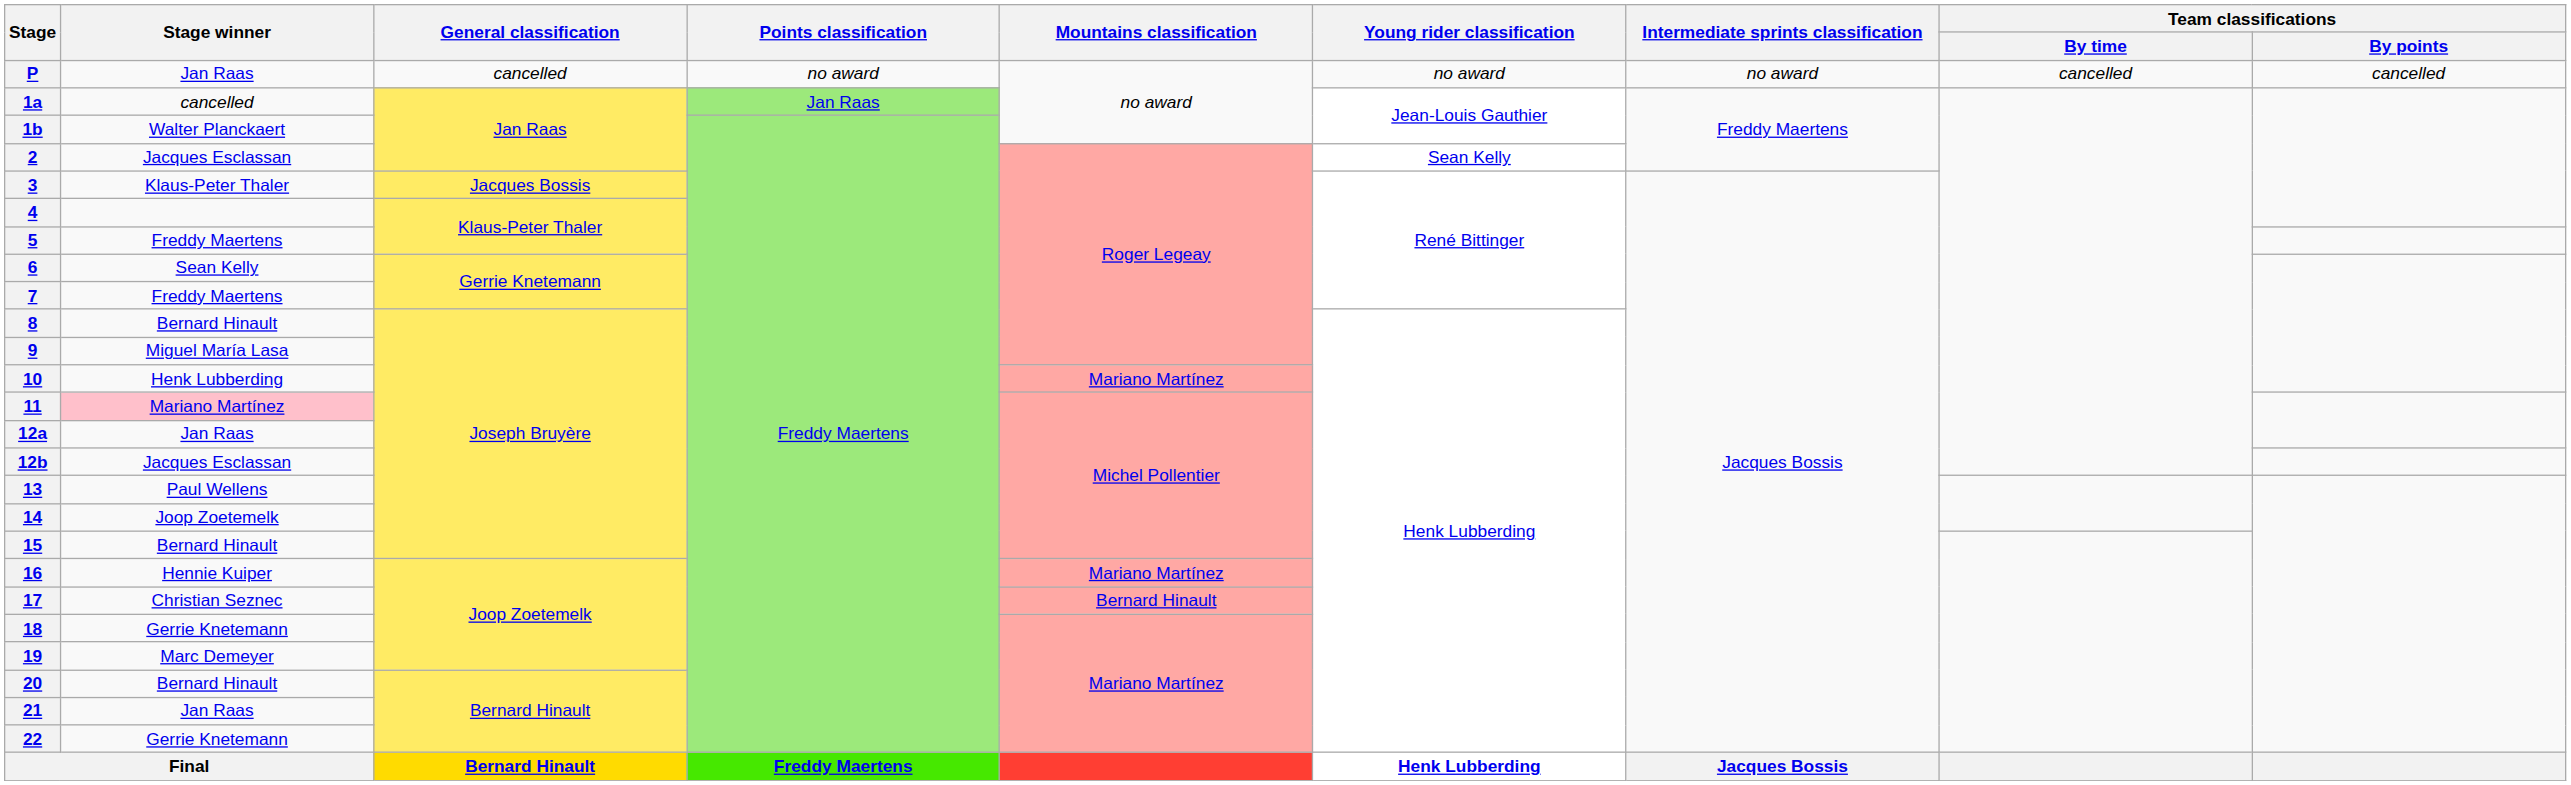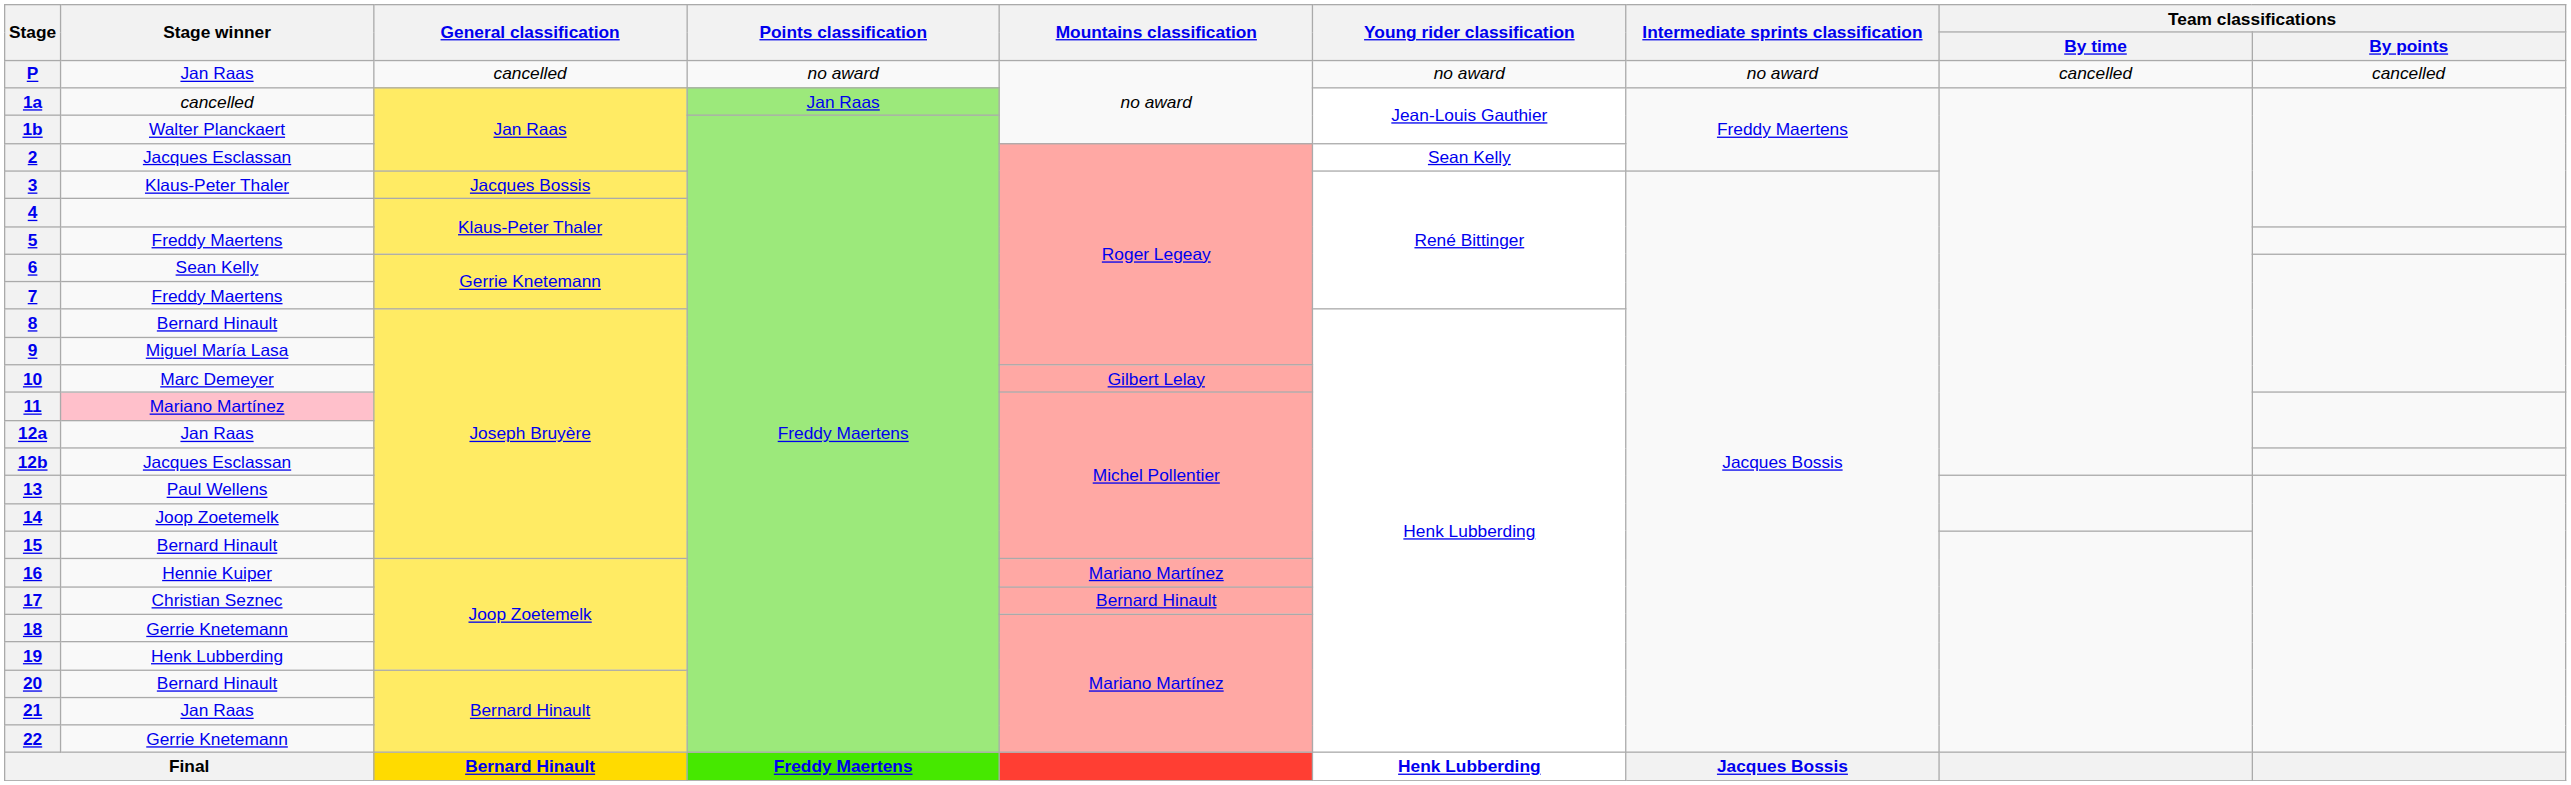(217, 379) Henk Lubberding -> (217, 379) Marc Demeyer
(1156, 379) Mariano Martínez -> (1156, 379) Gilbert Lelay
(217, 656) Marc Demeyer -> (217, 656) Henk Lubberding
